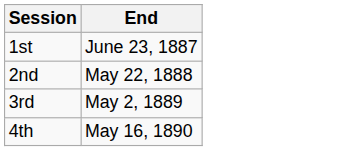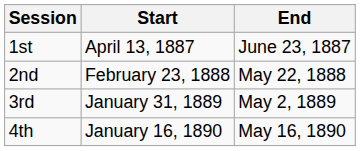+ column: (158, 18)
